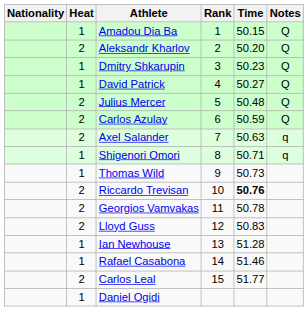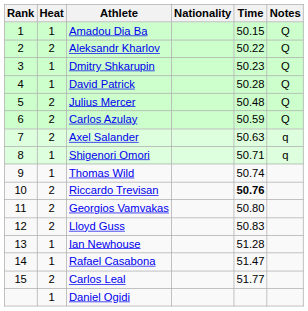columns swapped: (218, 13) <-> (36, 13)
(251, 48) 50.20 -> (251, 48) 50.22
(251, 84) 50.27 -> (251, 84) 50.28
(251, 173) 50.73 -> (251, 173) 50.74
(251, 208) 50.78 -> (251, 208) 50.80
(251, 262) 51.46 -> (251, 262) 51.47
